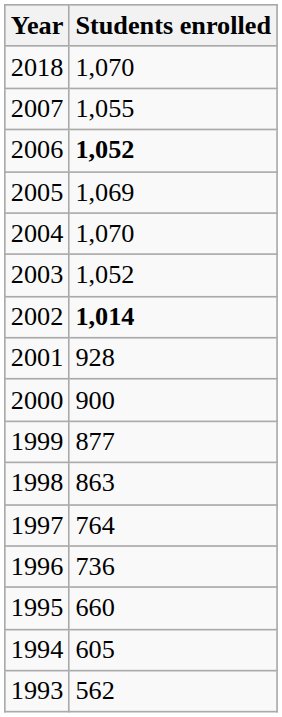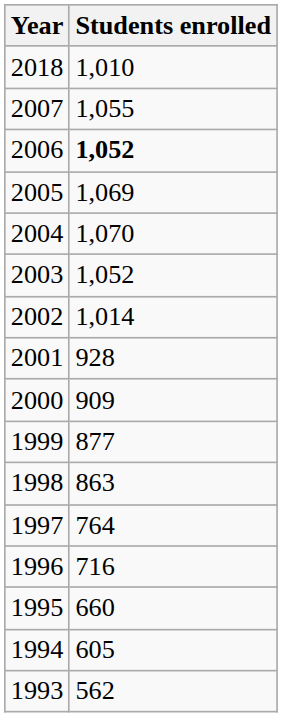(105, 66) 1,070 -> (105, 66) 1,010
(105, 316) bold -> (105, 316) normal
(95, 399) 900 -> (95, 399) 909
(95, 566) 736 -> (95, 566) 716
